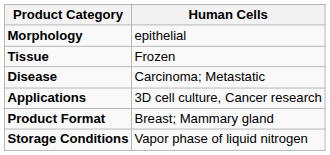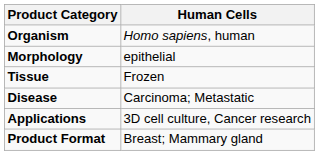+ row: (38, 35)
- row: (68, 139)
